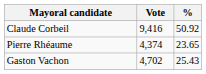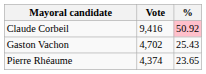(188, 28) no background -> (188, 28) pink background
rows swapped: (38, 61) <-> (40, 45)
